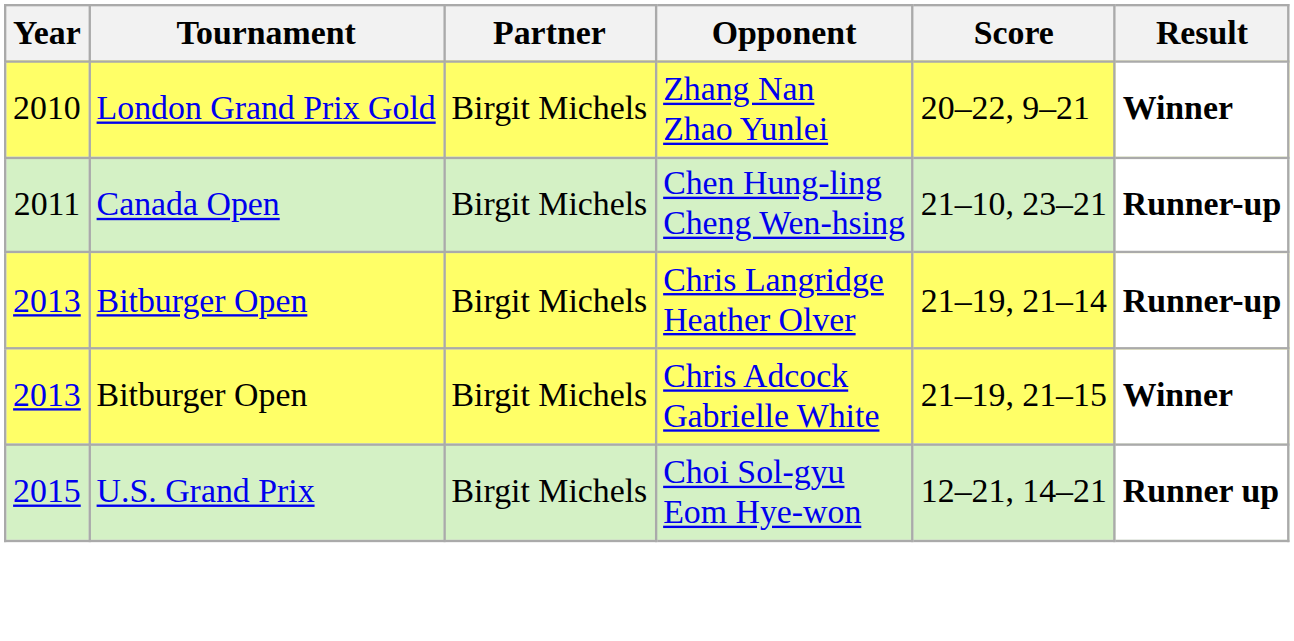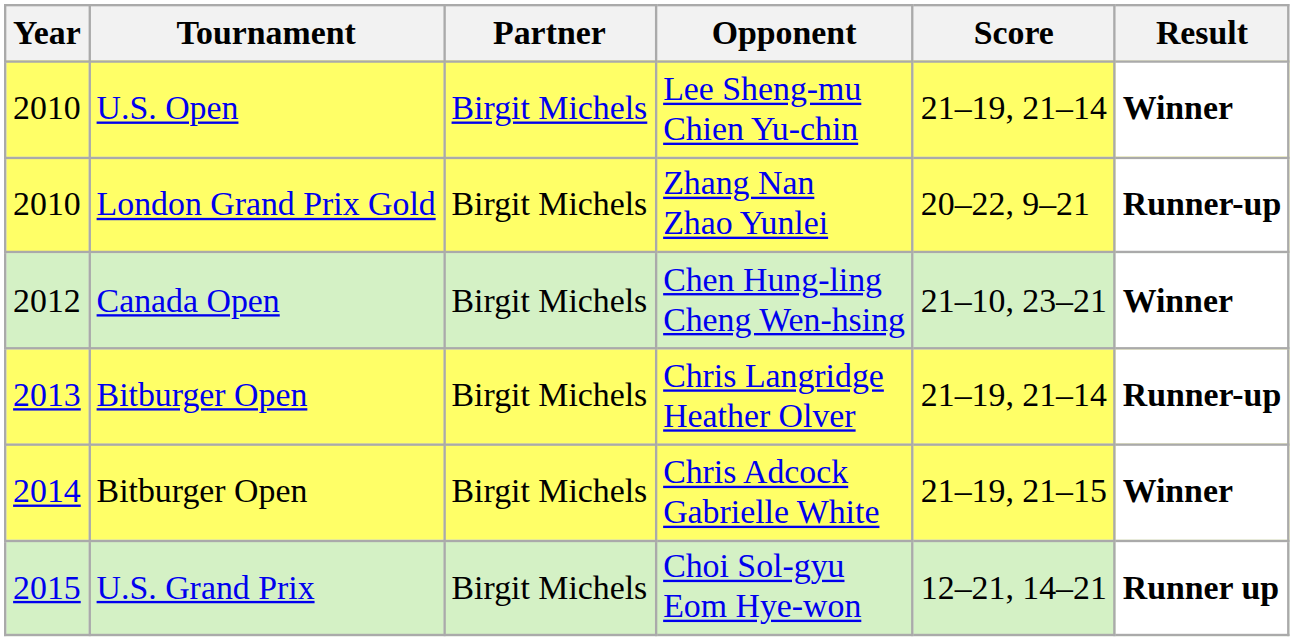+ row: (762, 108)
(1178, 108) Winner -> (1202, 204) Runner-up
(47, 204) 2011 -> (47, 300) 2012
(1202, 204) Runner-up -> (1178, 300) Winner
(47, 395) 2013 -> (47, 491) 2014
